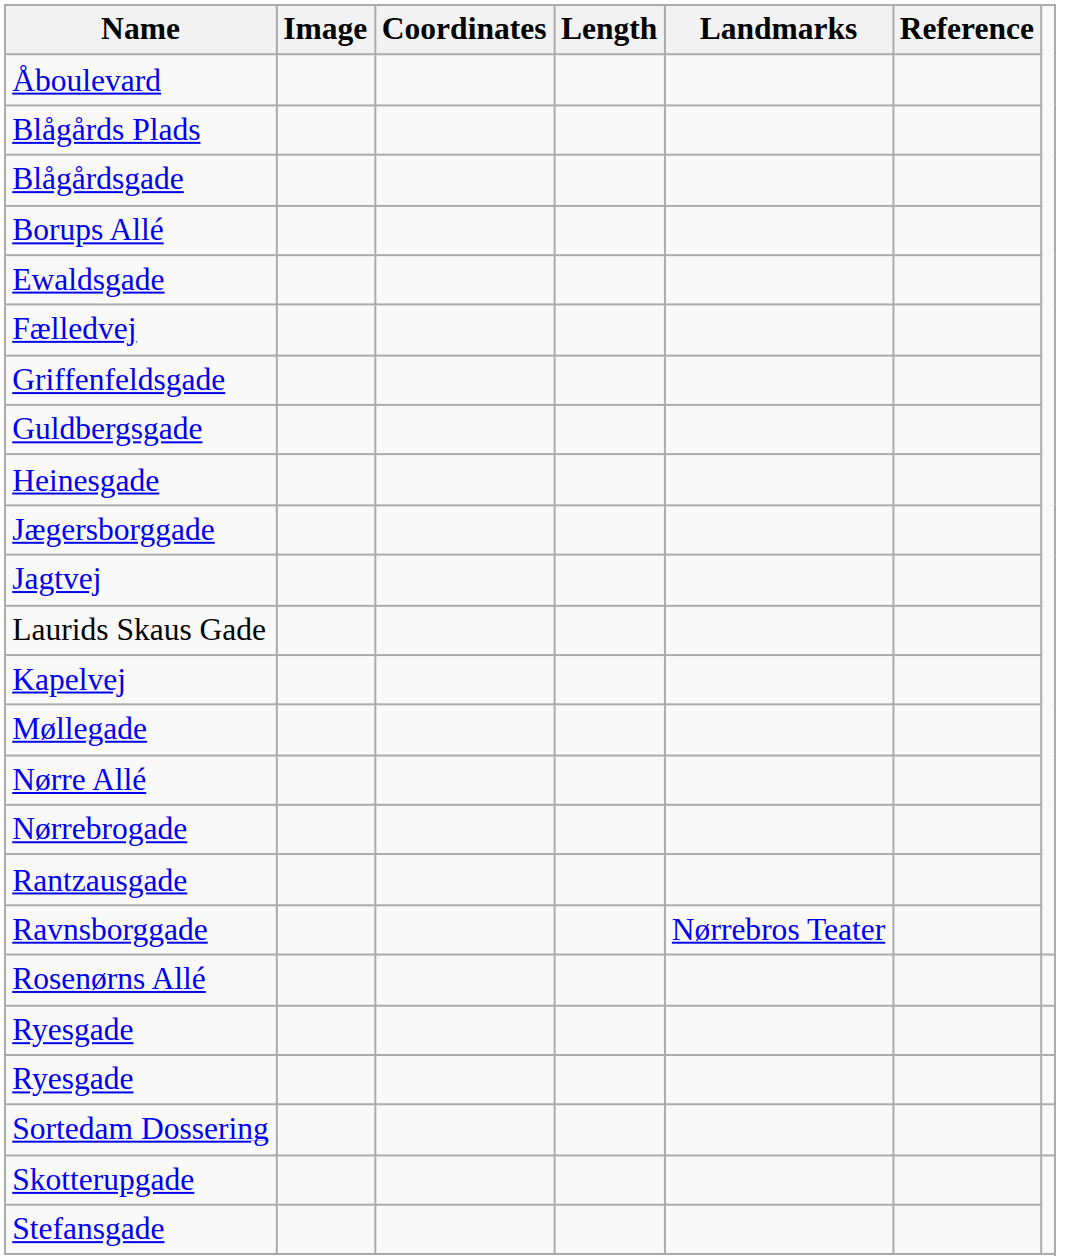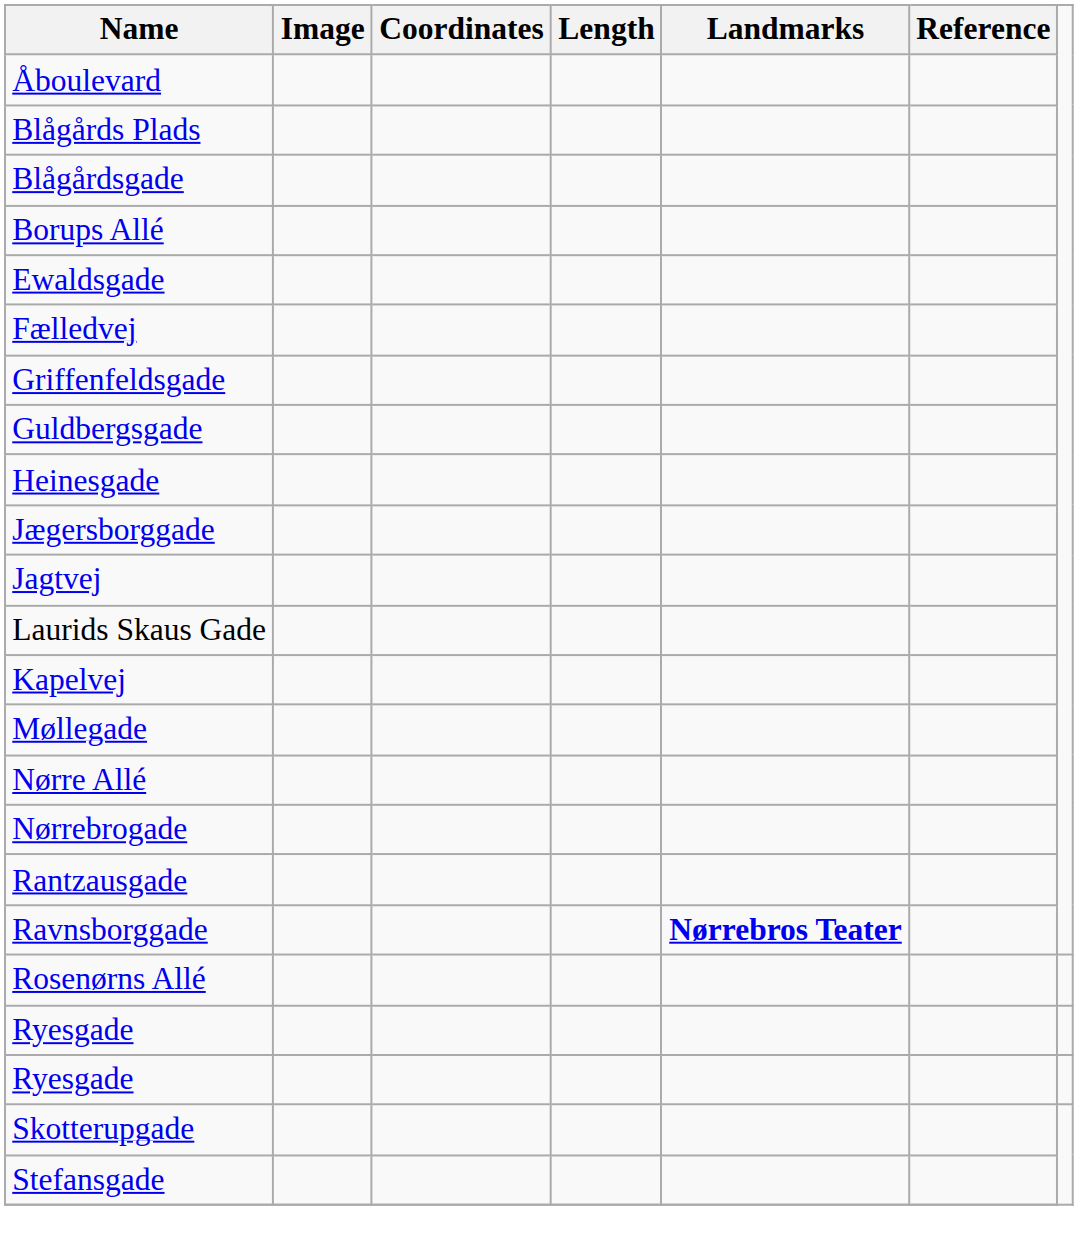(779, 929) normal -> (786, 929) bold
- row: (140, 1129)
